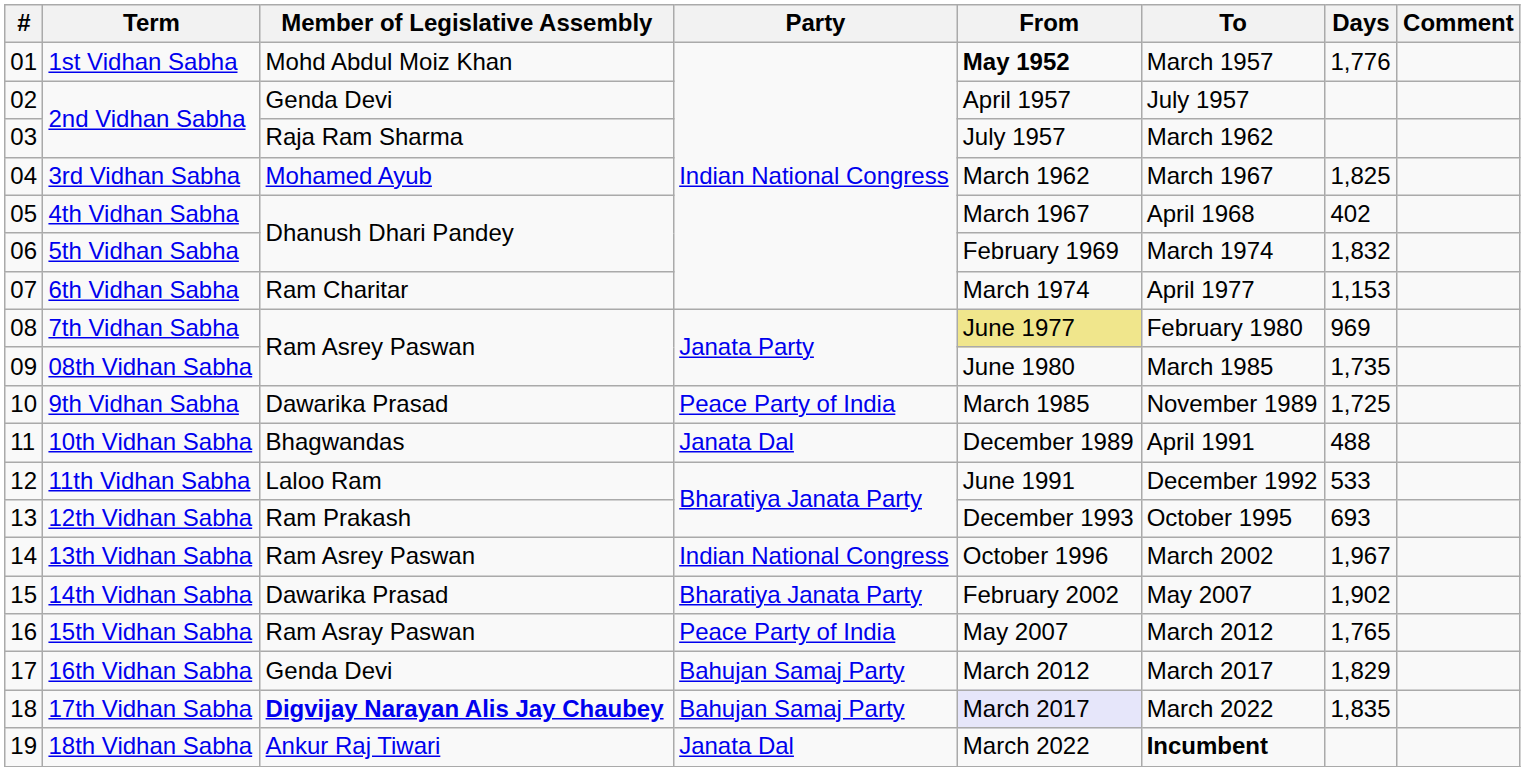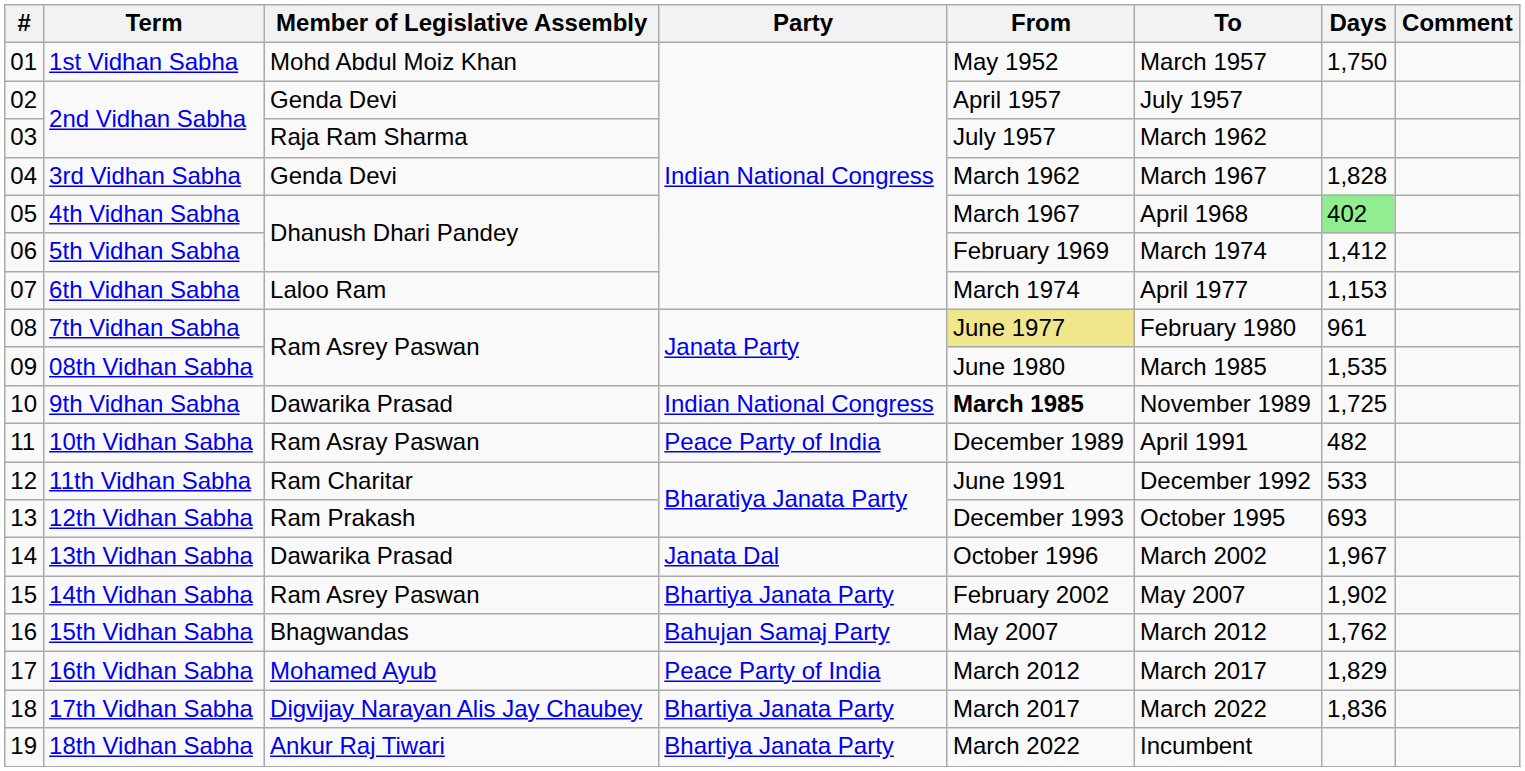(1016, 61) bold -> (1006, 61) normal
(1361, 61) 1,776 -> (1357, 61) 1,750
(349, 175) Mohamed Ayub -> (333, 175) Genda Devi
(1361, 175) 1,825 -> (1357, 175) 1,828
(1350, 213) no background -> (1347, 213) lightgreen background
(1361, 251) 1,832 -> (1357, 251) 1,412
(337, 289) Ram Charitar -> (328, 289) Laloo Ram
(1350, 328) 969 -> (1347, 328) 961
(1361, 366) 1,735 -> (1357, 366) 1,535
(787, 404) Peace Party of India -> (799, 404) Indian National Congress
(1026, 404) normal -> (1018, 404) bold
(335, 442) Bhagwandas -> (375, 442) Ram Asray Paswan
(737, 442) Janata Dal -> (772, 442) Peace Party of India
(1350, 442) 488 -> (1347, 442) 482
(324, 480) Laloo Ram -> (341, 480) Ram Charitar
(370, 556) Ram Asrey Paswan -> (361, 556) Dawarika Prasad
(814, 556) Indian National Congress -> (722, 556) Janata Dal
(357, 594) Dawarika Prasad -> (375, 594) Ram Asrey Paswan
(801, 594) Bharatiya Janata Party -> (779, 594) Bhartiya Janata Party
(370, 632) Ram Asray Paswan -> (339, 632) Bhagwandas
(787, 632) Peace Party of India -> (777, 632) Bahujan Samaj Party
(1361, 632) 1,765 -> (1357, 632) 1,762
(329, 670) Genda Devi -> (353, 670) Mohamed Ayub
(792, 670) Bahujan Samaj Party -> (772, 670) Peace Party of India
(465, 708) bold -> (456, 708) normal
(792, 708) Bahujan Samaj Party -> (779, 708) Bhartiya Janata Party
(1026, 708) lavender background -> (1016, 708) no background
(1361, 708) 1,835 -> (1357, 708) 1,836
(737, 746) Janata Dal -> (779, 746) Bhartiya Janata Party
(1207, 746) bold -> (1196, 746) normal
